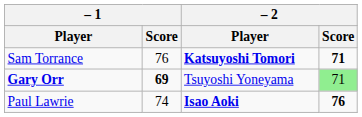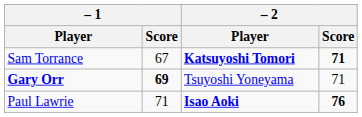(162, 58) 76 -> (162, 58) 67
(338, 79) lightgreen background -> (338, 79) no background
(162, 101) 74 -> (162, 101) 71
